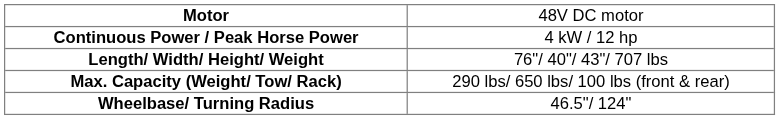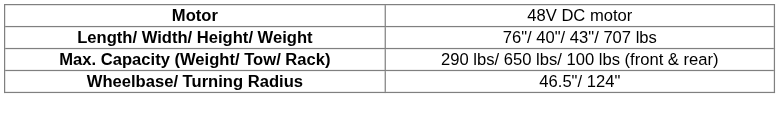- row: (206, 38)
